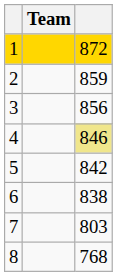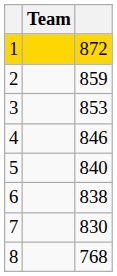(94, 108) 856 -> (94, 108) 853
(94, 138) khaki background -> (94, 138) no background
(94, 167) 842 -> (94, 167) 840
(94, 227) 803 -> (94, 227) 830
